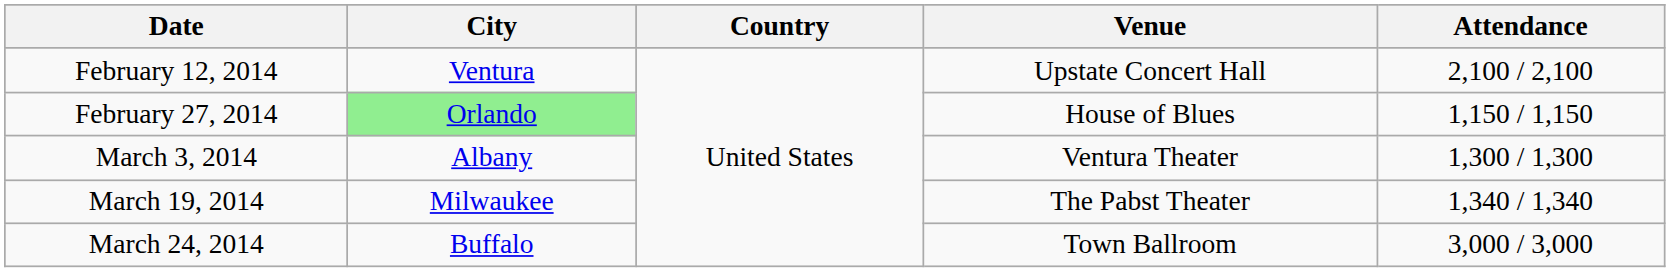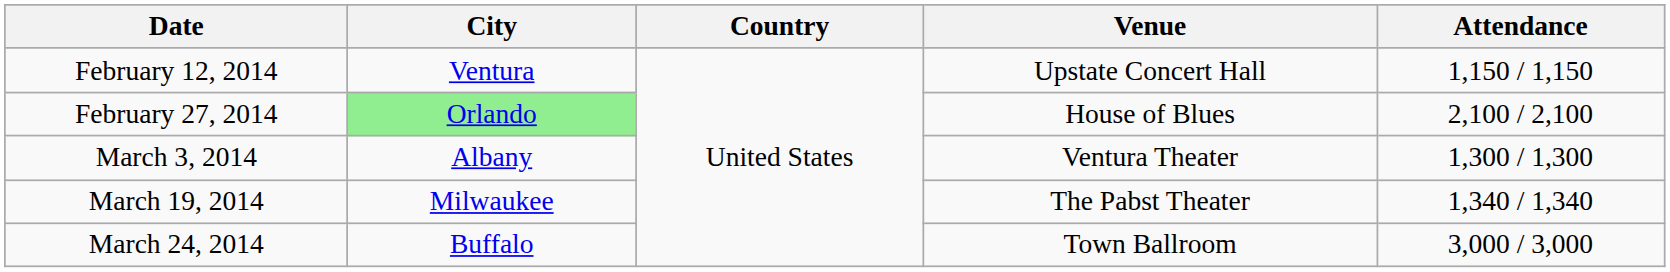(1520, 69) 2,100 / 2,100 -> (1520, 69) 1,150 / 1,150
(1520, 113) 1,150 / 1,150 -> (1520, 113) 2,100 / 2,100
